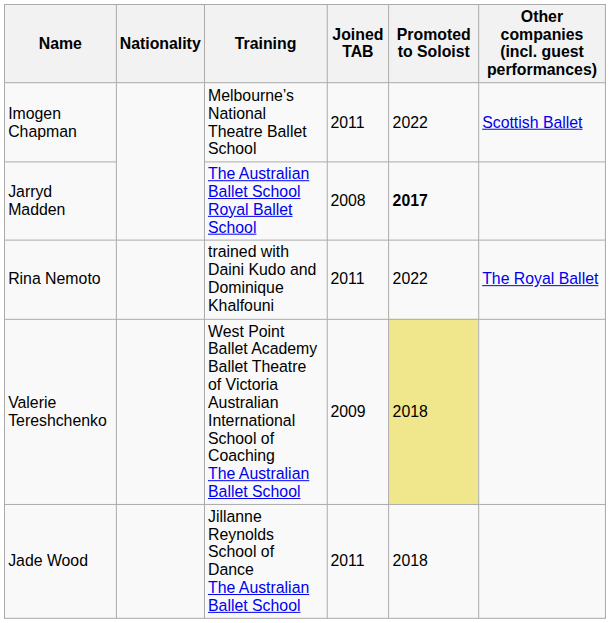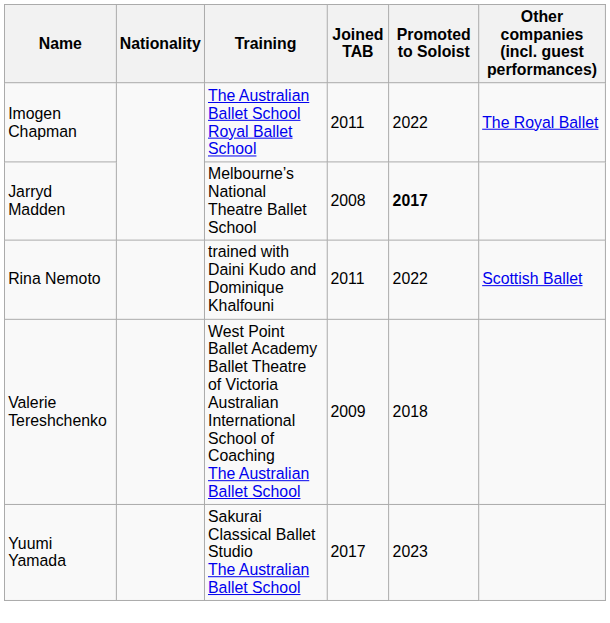(257, 122) Melbourne’s National Theatre Ballet School -> (259, 122) The Australian Ballet School Royal Ballet School
(532, 122) Scottish Ballet -> (540, 122) The Royal Ballet
(259, 200) The Australian Ballet School Royal Ballet School -> (257, 200) Melbourne’s National Theatre Ballet School
(540, 279) The Royal Ballet -> (532, 279) Scottish Ballet
(410, 411) khaki background -> (410, 411) no background
- row: (48, 561)
+ row: (37, 552)
